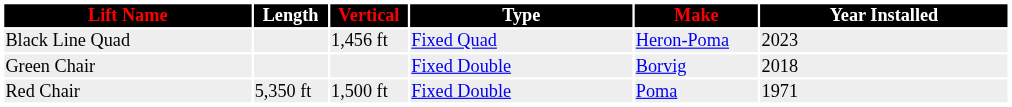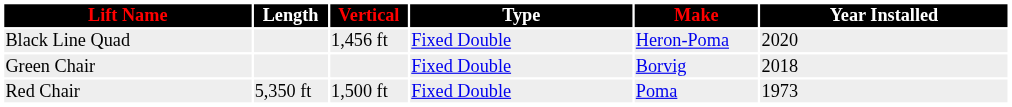(454, 40) Fixed Quad -> (461, 40) Fixed Double
(780, 40) 2023 -> (780, 40) 2020
(780, 90) 1971 -> (780, 90) 1973
